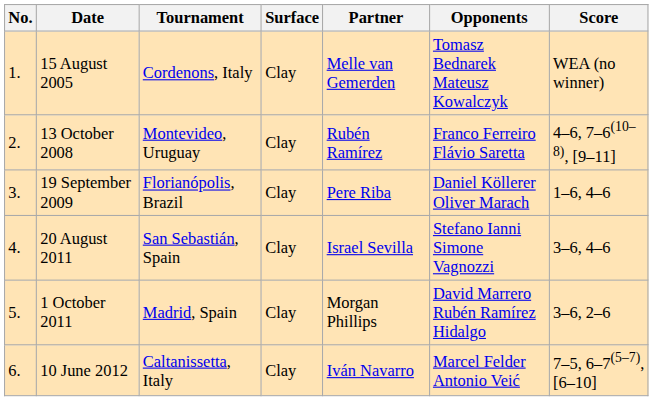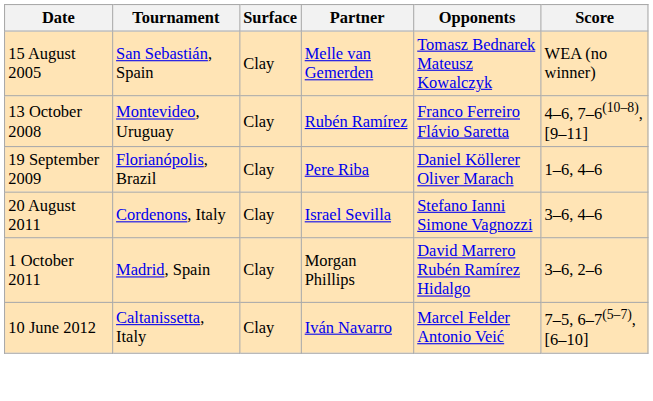- column: (20, 17)
(198, 72) Cordenons, Italy -> (164, 63) San Sebastián, Spain
(191, 247) San Sebastián, Spain -> (171, 214) Cordenons, Italy
